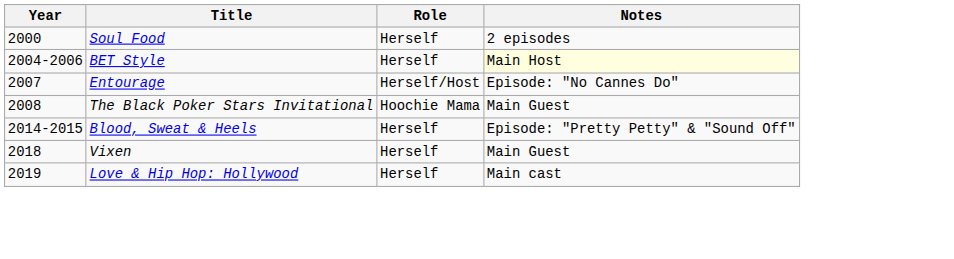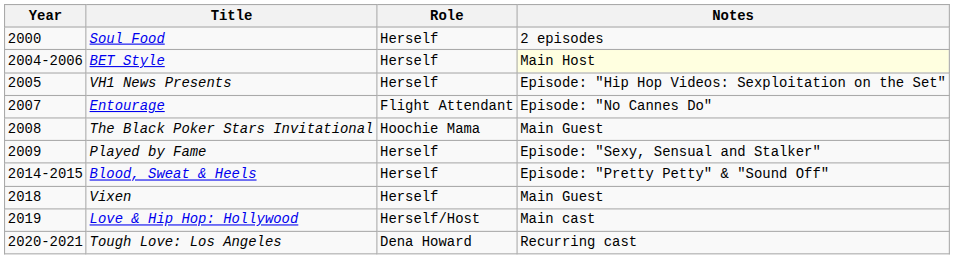+ row: (161, 84)
(430, 84) Herself/Host -> (447, 107) Flight Attendant
+ row: (148, 152)
(409, 175) Herself -> (430, 220) Herself/Host
+ row: (186, 243)
